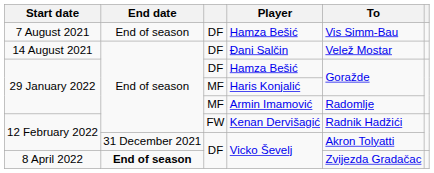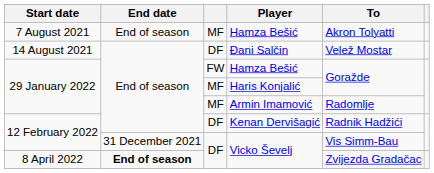(216, 31) DF -> (216, 31) MF
(362, 31) Vis Simm-Bau -> (360, 31) Akron Tolyatti
(216, 68) DF -> (216, 68) FW
(216, 123) FW -> (216, 123) DF
(360, 141) Akron Tolyatti -> (362, 141) Vis Simm-Bau
